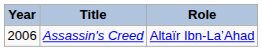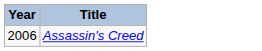- column: (202, 15)
